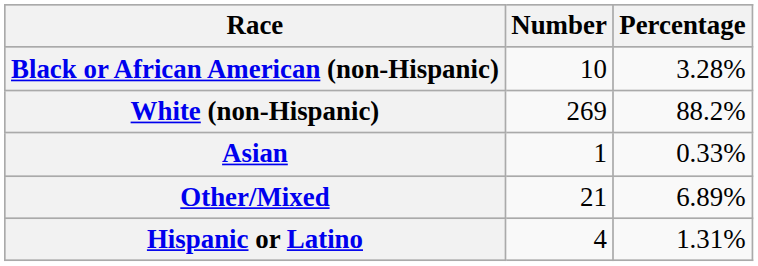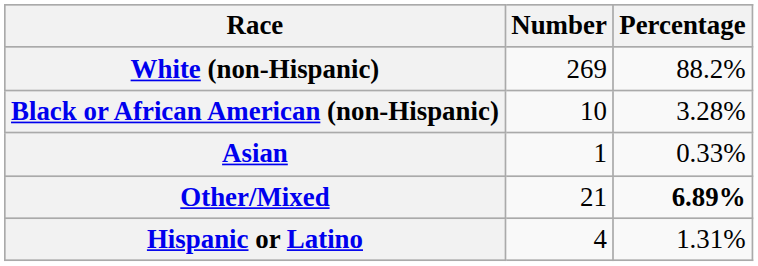rows swapped: (255, 111) <-> (255, 68)
(711, 196) normal -> (709, 196) bold
